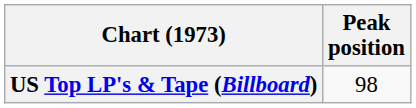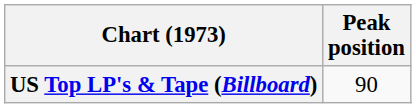(366, 84) 98 -> (366, 84) 90
